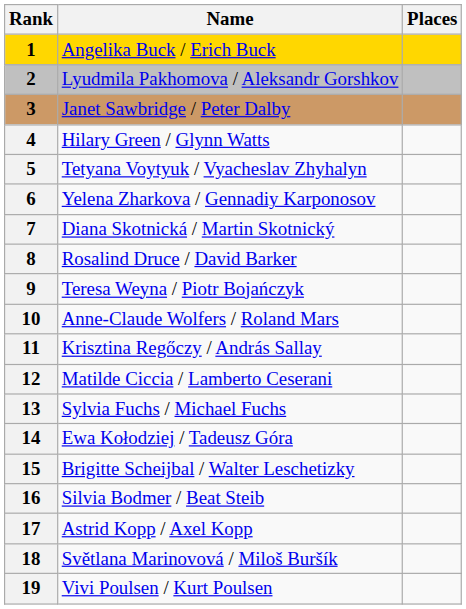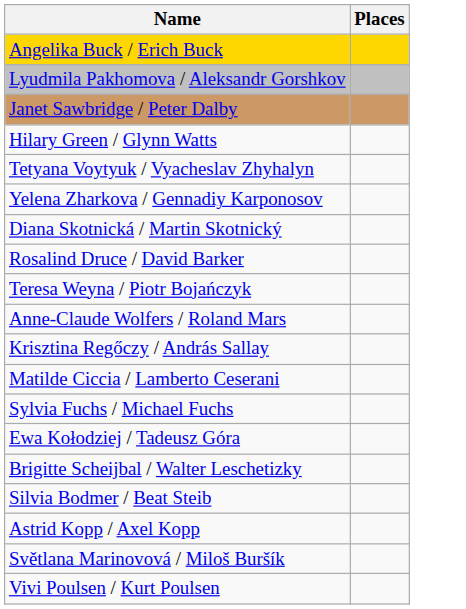- column: (31, 19)
